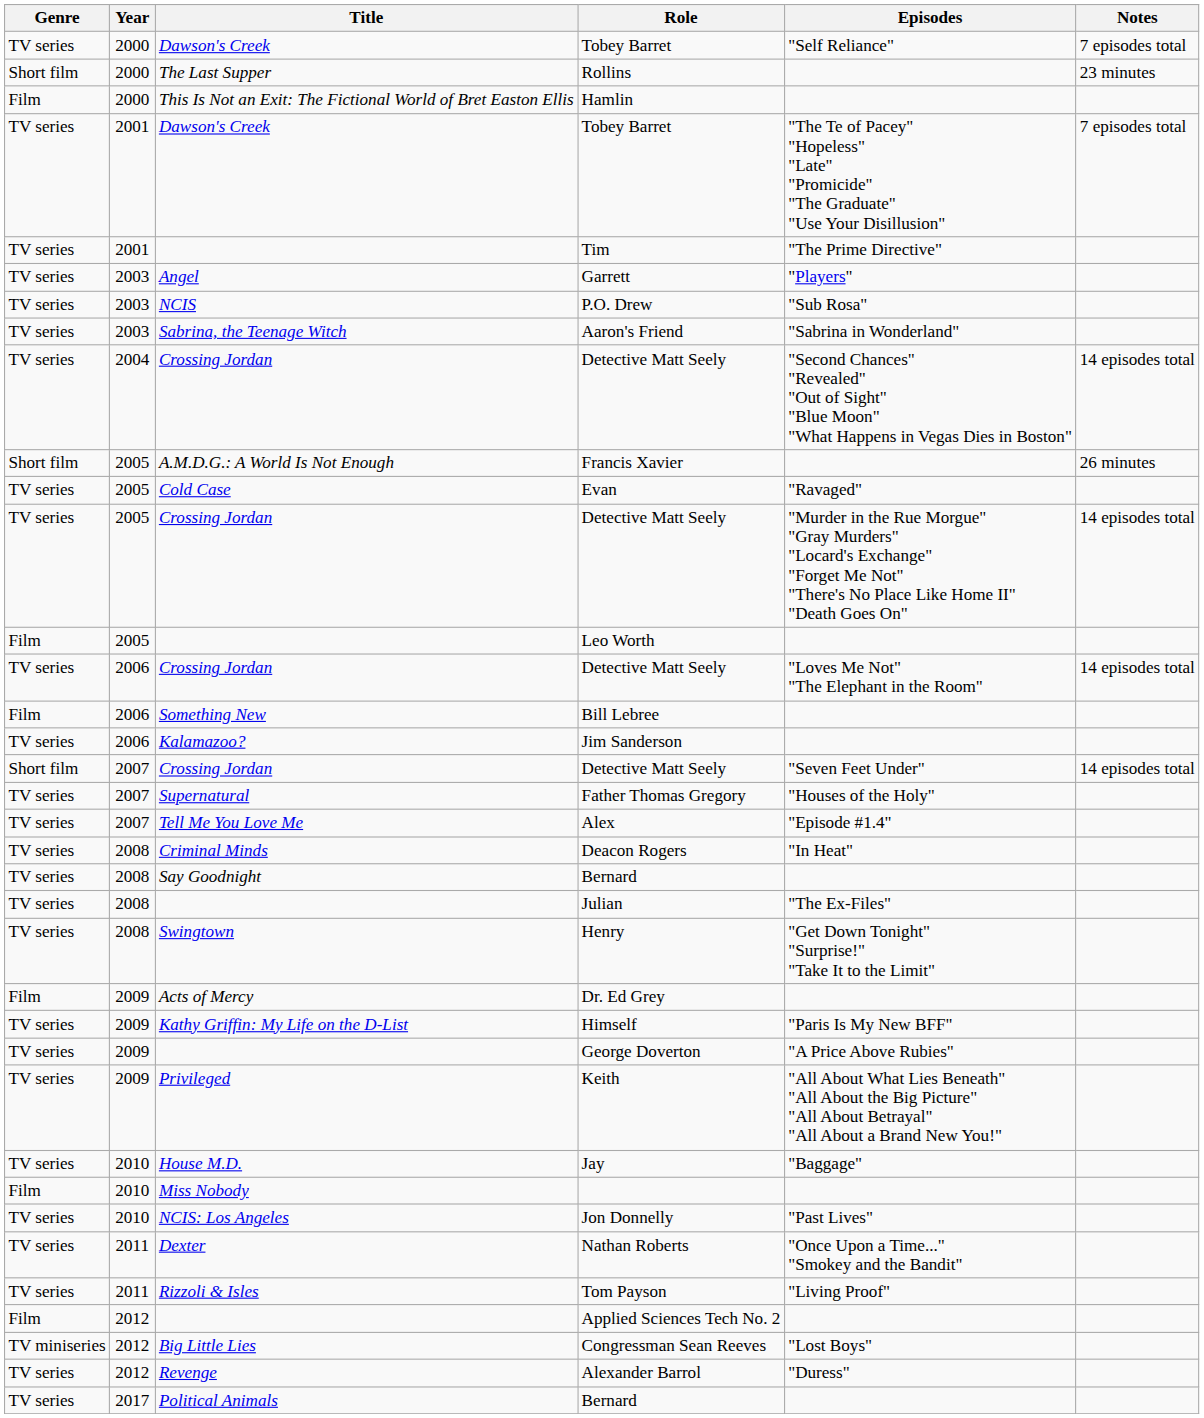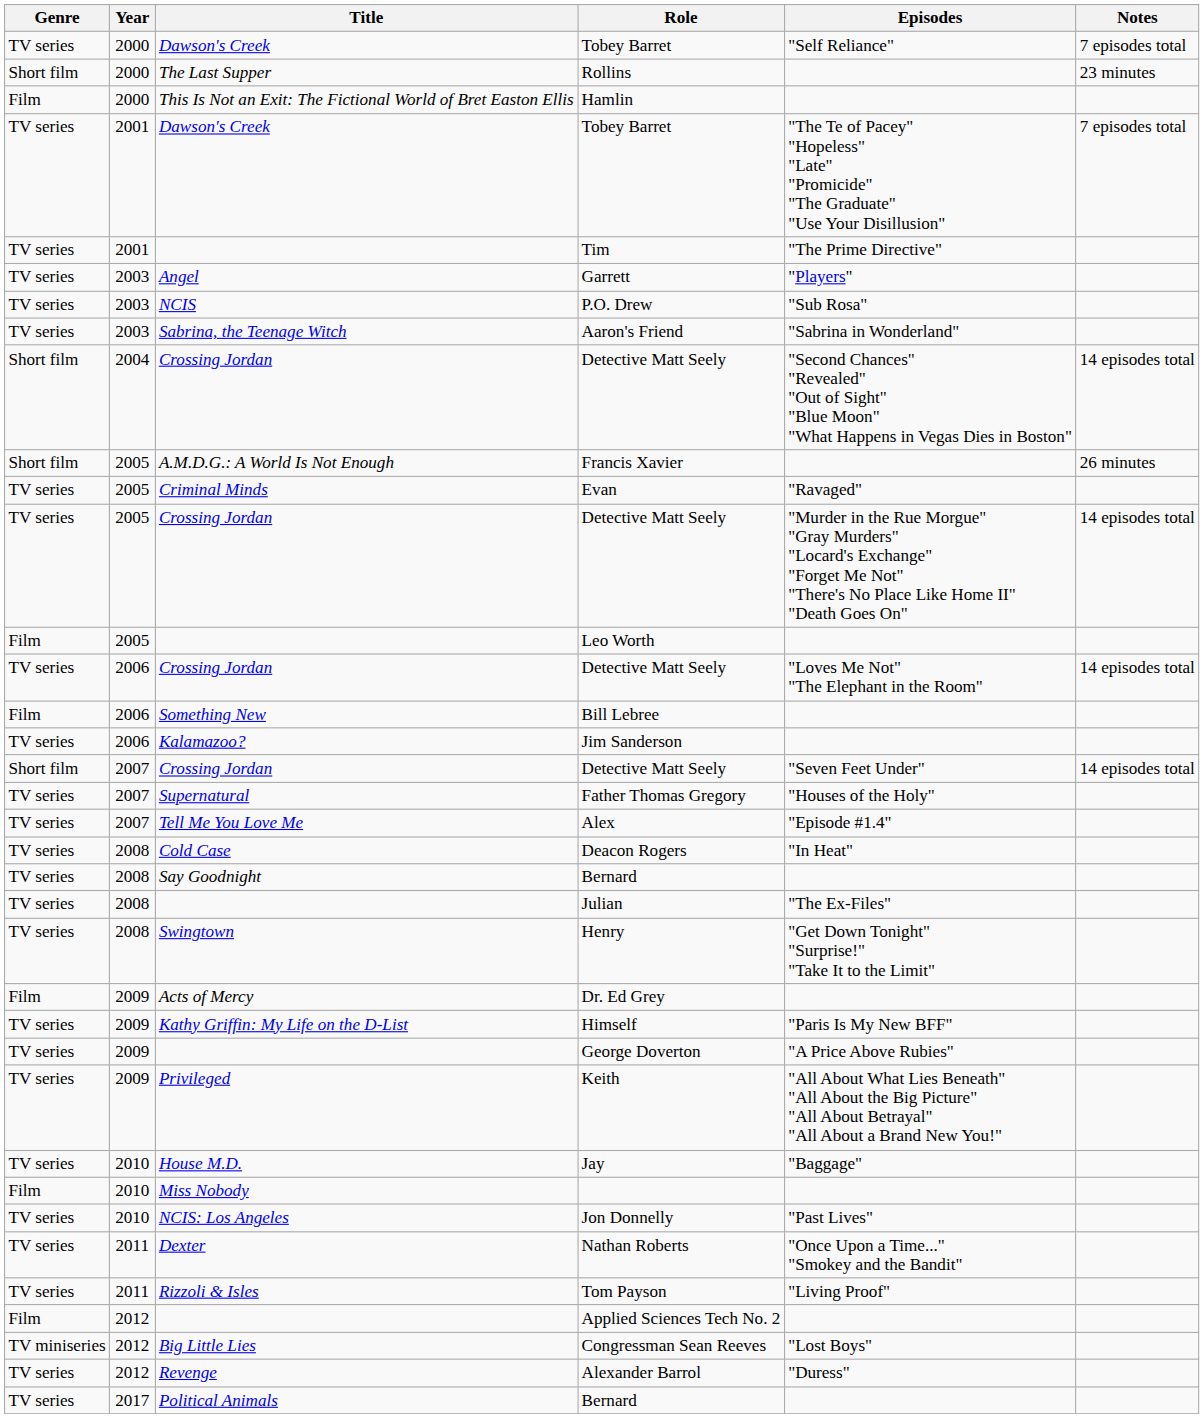(41, 358) TV series -> (43, 358) Short film
(195, 490) Cold Case -> (213, 490) Criminal Minds
(213, 850) Criminal Minds -> (195, 850) Cold Case
